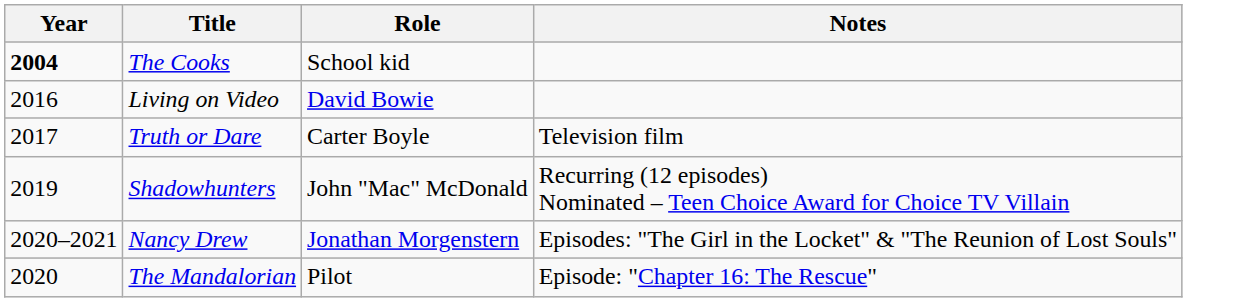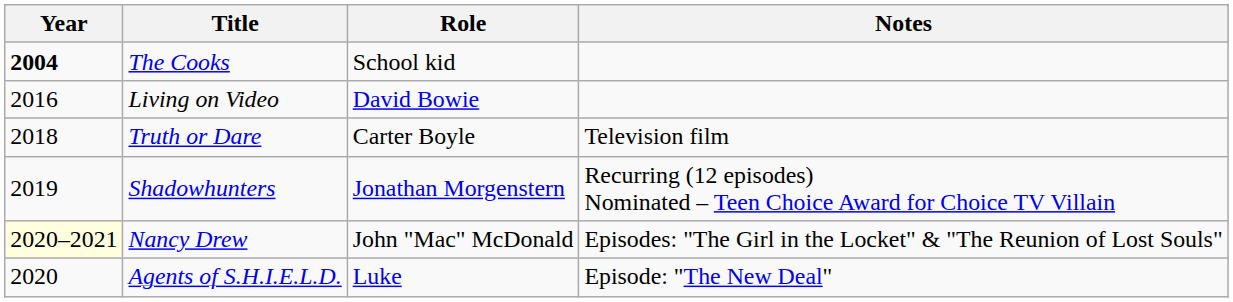(34, 136) 2017 -> (34, 136) 2018
(417, 188) John "Mac" McDonald -> (459, 188) Jonathan Morgenstern
(64, 239) no background -> (64, 239) lightyellow background
(413, 239) Jonathan Morgenstern -> (463, 239) John "Mac" McDonald
+ row: (235, 277)
- row: (212, 277)
